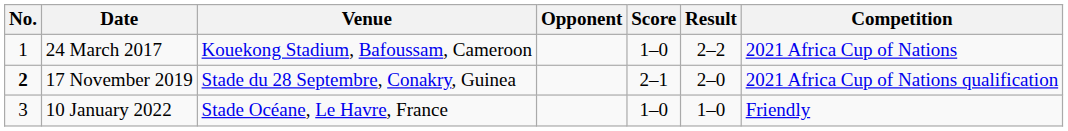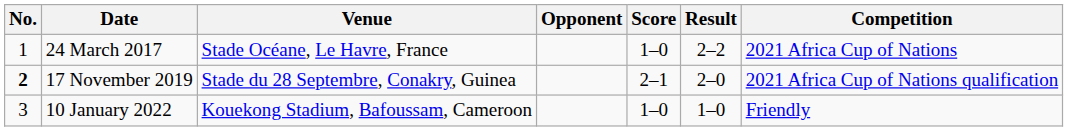(367, 49) Kouekong Stadium, Bafoussam, Cameroon -> (325, 49) Stade Océane, Le Havre, France
(325, 110) Stade Océane, Le Havre, France -> (367, 110) Kouekong Stadium, Bafoussam, Cameroon
